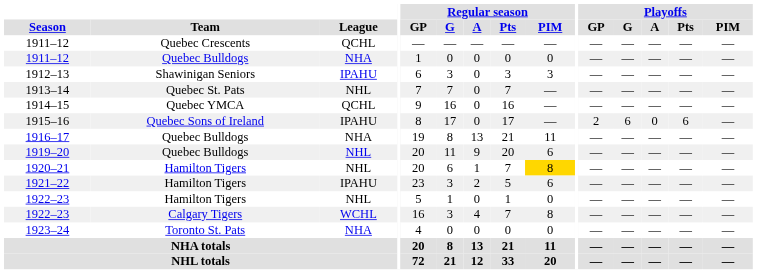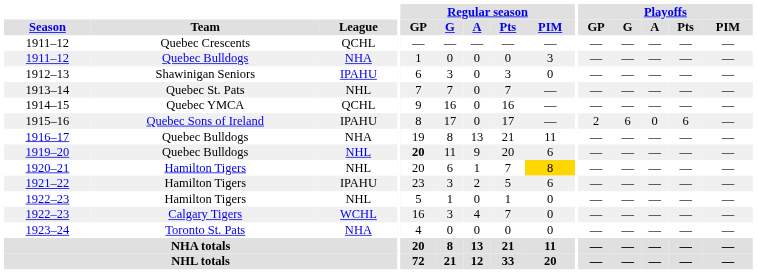(550, 58) 0 -> (550, 58) 3
(550, 74) 3 -> (550, 74) 0
(418, 152) normal -> (418, 152) bold
(550, 214) 8 -> (550, 214) 0
